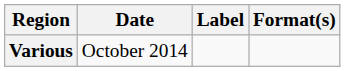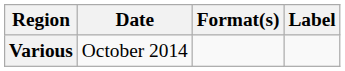columns swapped: (294, 19) <-> (220, 19)
